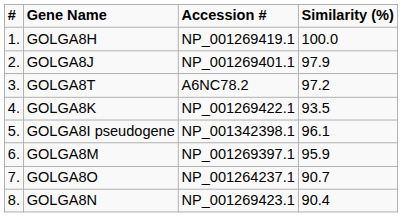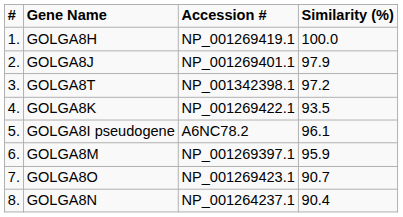(215, 85) A6NC78.2 -> (238, 85) NP_001342398.1
(238, 131) NP_001342398.1 -> (215, 131) A6NC78.2
(238, 177) NP_001264237.1 -> (238, 177) NP_001269423.1
(238, 200) NP_001269423.1 -> (238, 200) NP_001264237.1
